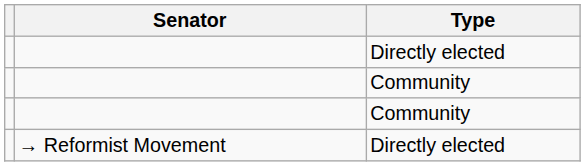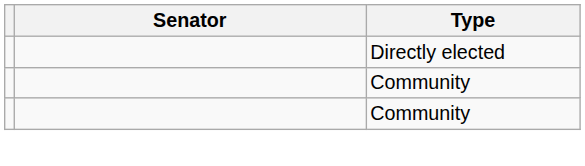- row: (122, 145)
